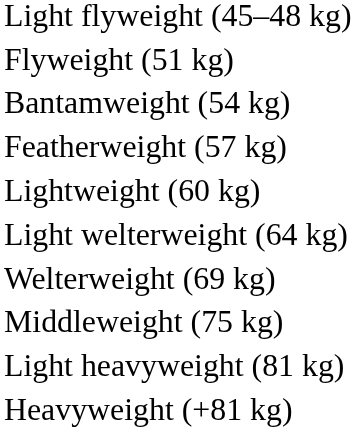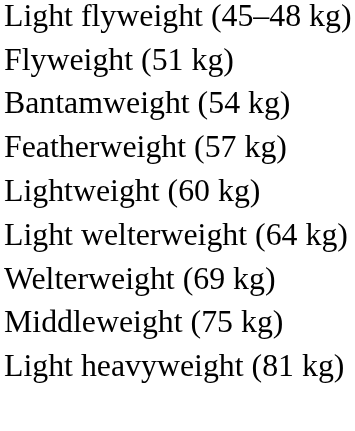- row: (148, 409)
